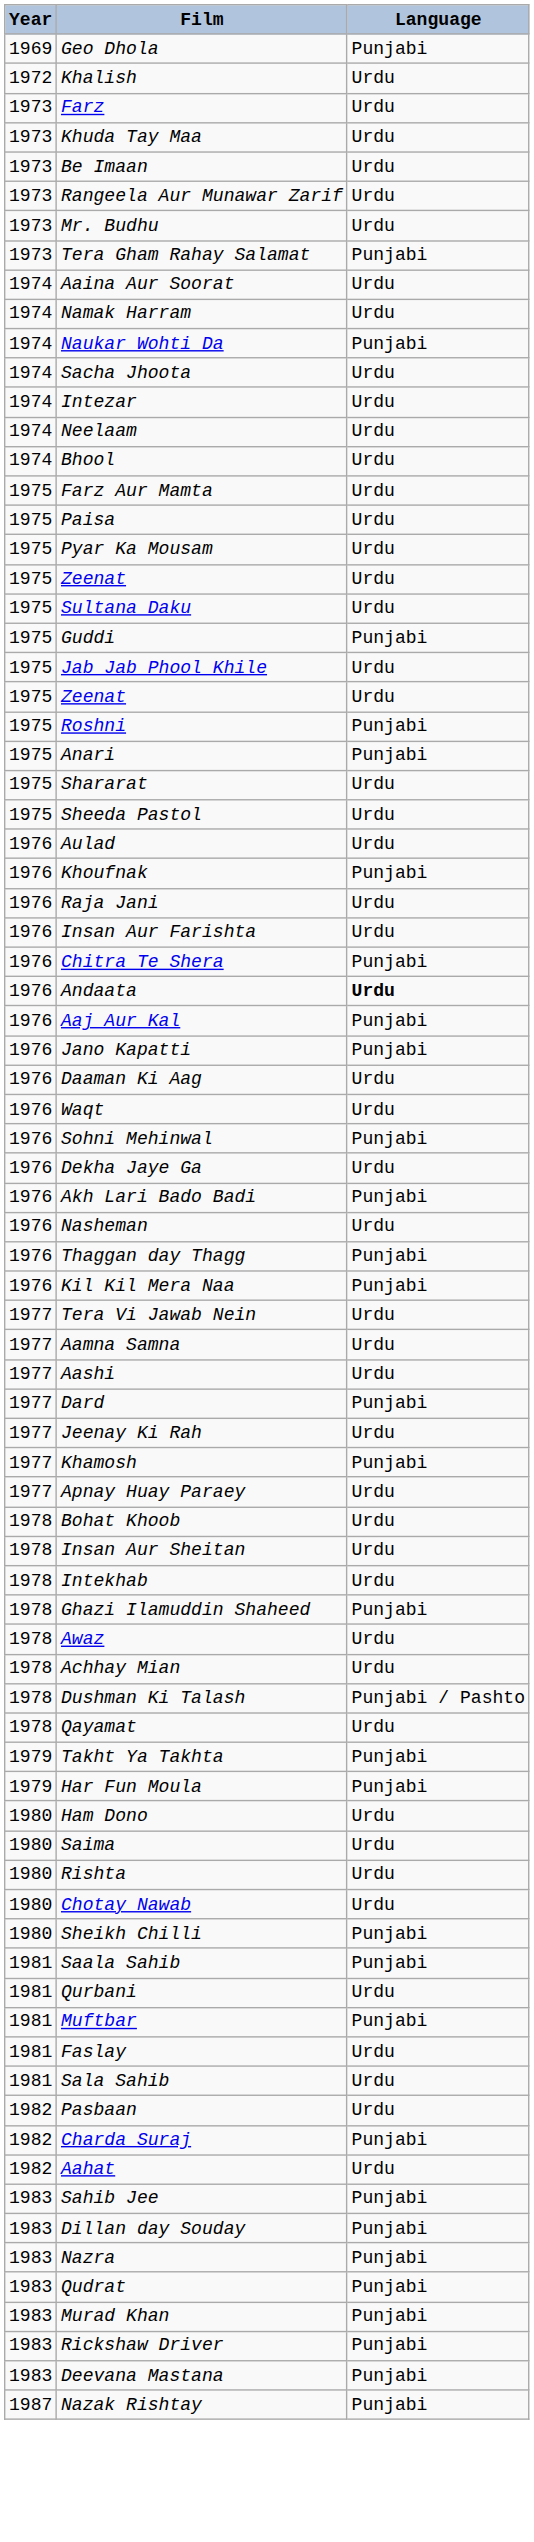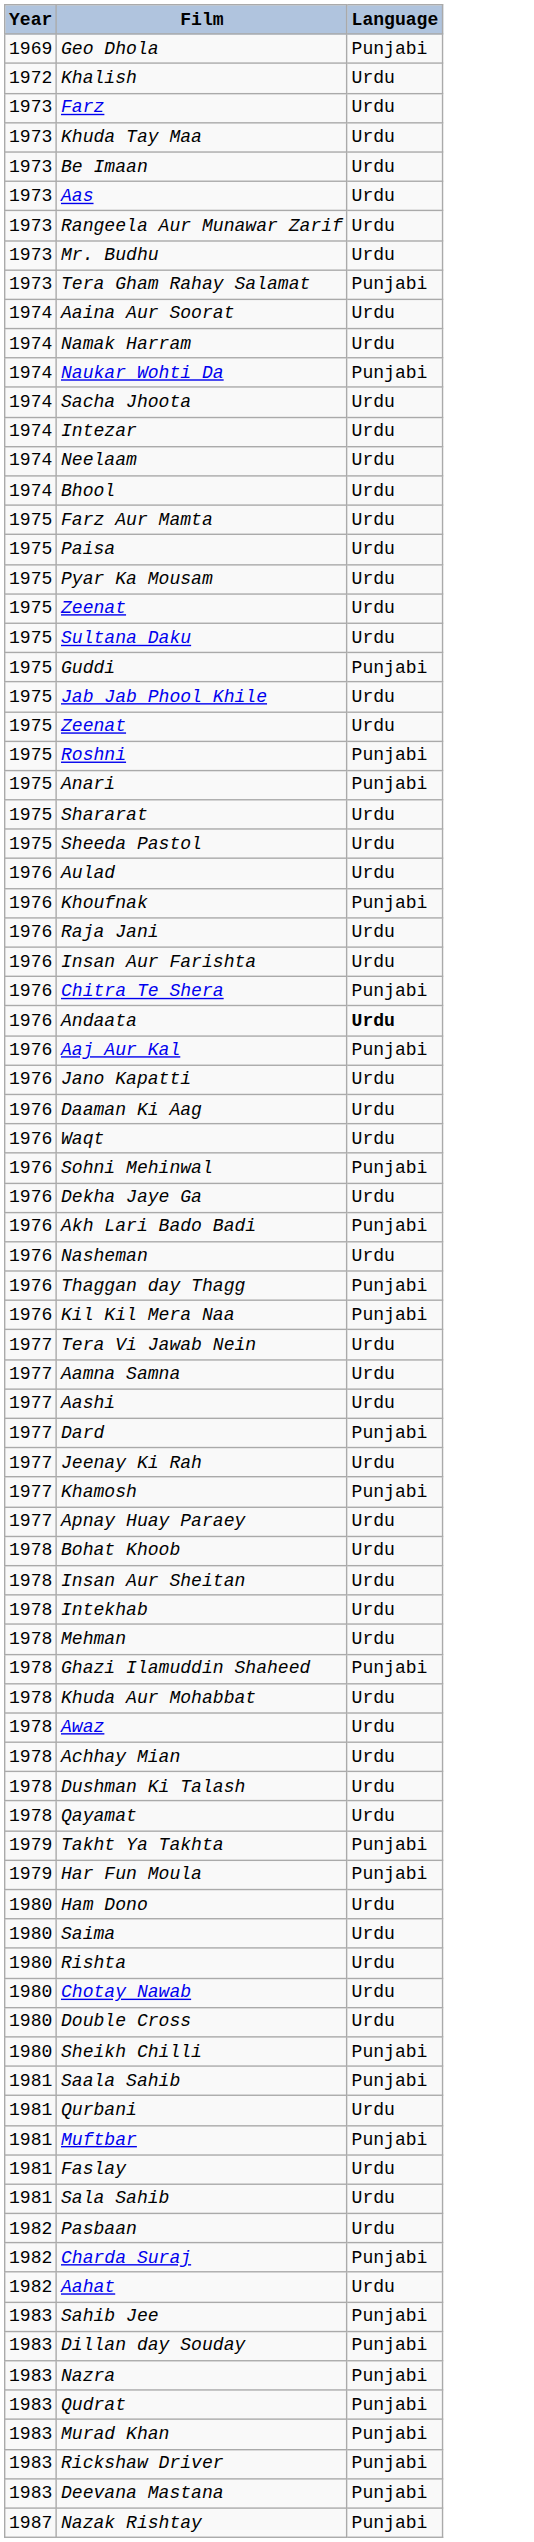+ row: (31, 196)
(389, 1050) Punjabi -> (373, 1080) Urdu
+ row: (31, 1639)
+ row: (31, 1698)
(438, 1698) Punjabi / Pashto -> (373, 1786) Urdu
+ row: (31, 2022)
